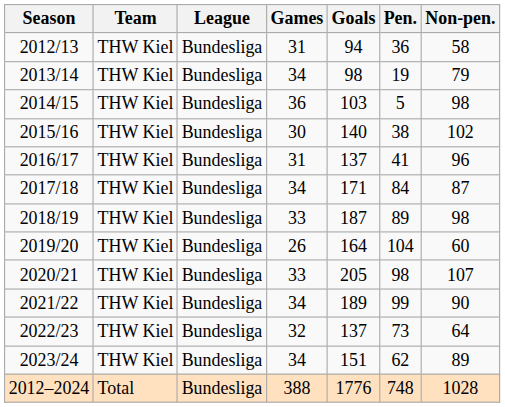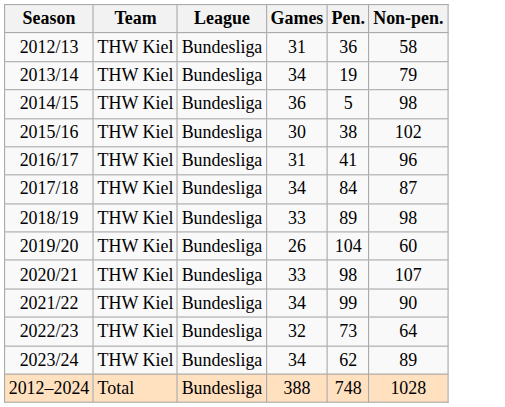- column: (353, 18)
